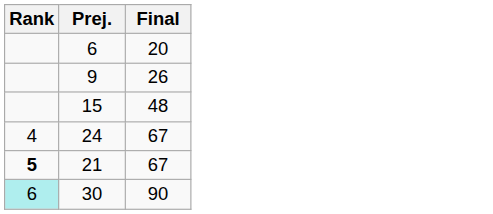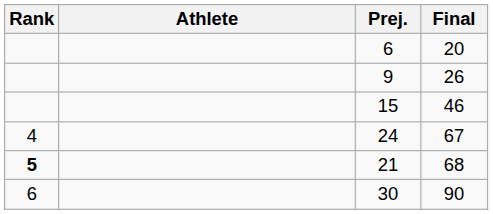+ column: (207, 19)
(158, 106) 48 -> (454, 106) 46
(158, 164) 67 -> (454, 164) 68
(32, 194) paleturquoise background -> (32, 194) no background
